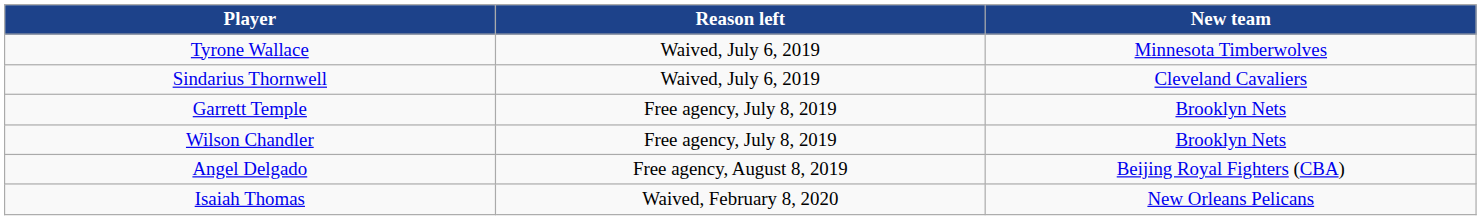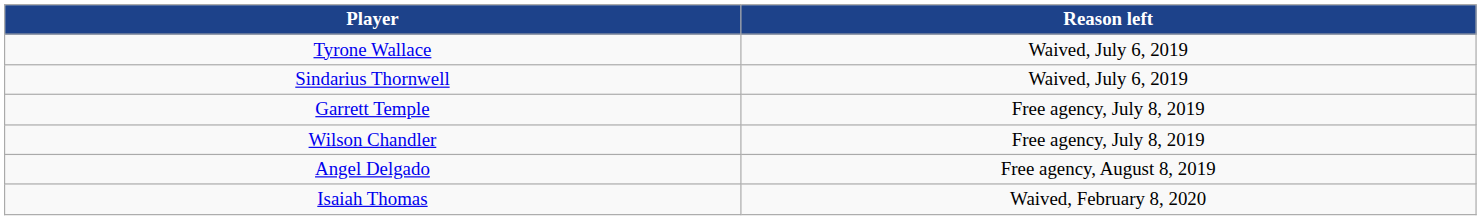- column: (1231, 19)
